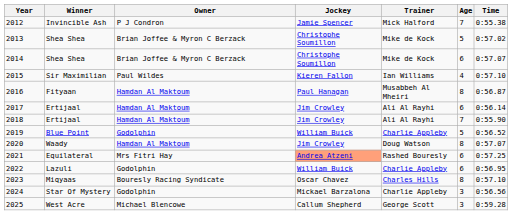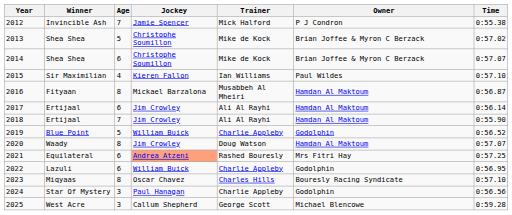columns swapped: (466, 10) <-> (205, 10)
(323, 91) Paul Hanagan -> (169, 91) Mickael Barzalona
(333, 191) Mickael Barzalona -> (159, 191) Paul Hanagan
